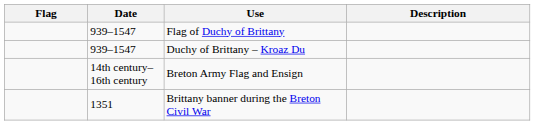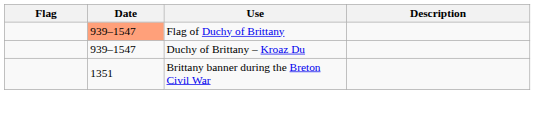(113, 31) no background -> (113, 31) lightsalmon background
- row: (235, 73)
